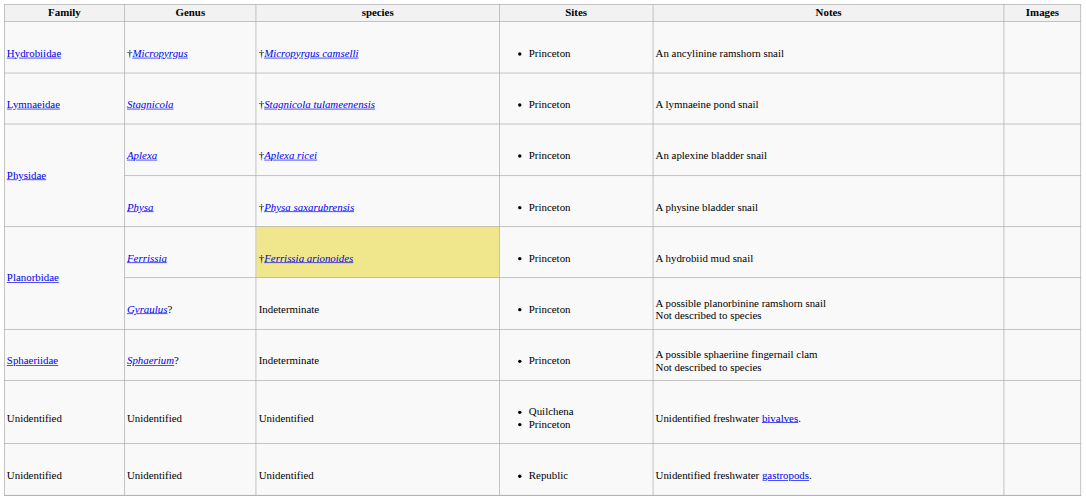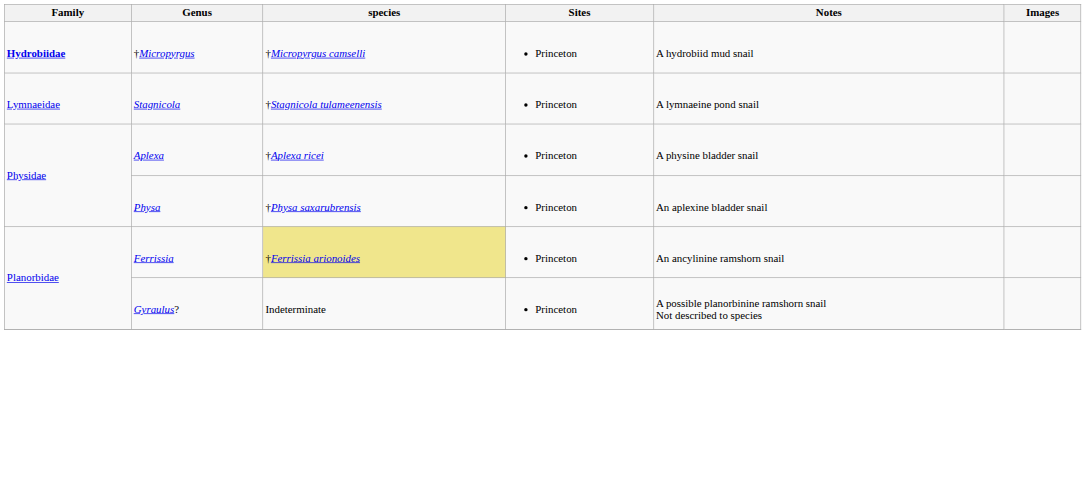(34, 53) normal -> (36, 53) bold
(720, 53) An ancylinine ramshorn snail -> (705, 53) A hydrobiid mud snail
(711, 156) An aplexine bladder snail -> (707, 156) A physine bladder snail
(707, 207) A physine bladder snail -> (712, 207) An aplexine bladder snail
(704, 258) A hydrobiid mud snail -> (720, 258) An ancylinine ramshorn snail
- row: (153, 361)
- row: (154, 418)
- row: (154, 475)
